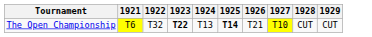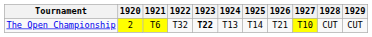+ column: (130, 12)
(230, 26) bold -> (255, 26) normal
